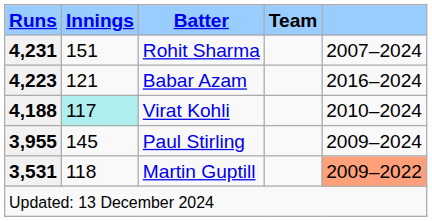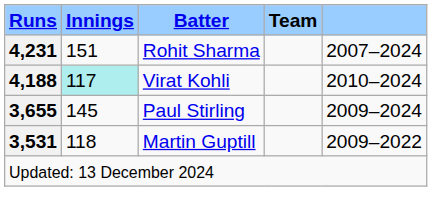- row: (195, 81)
(33, 141) 3,955 -> (33, 111) 3,655
(374, 172) lightsalmon background -> (374, 141) no background
